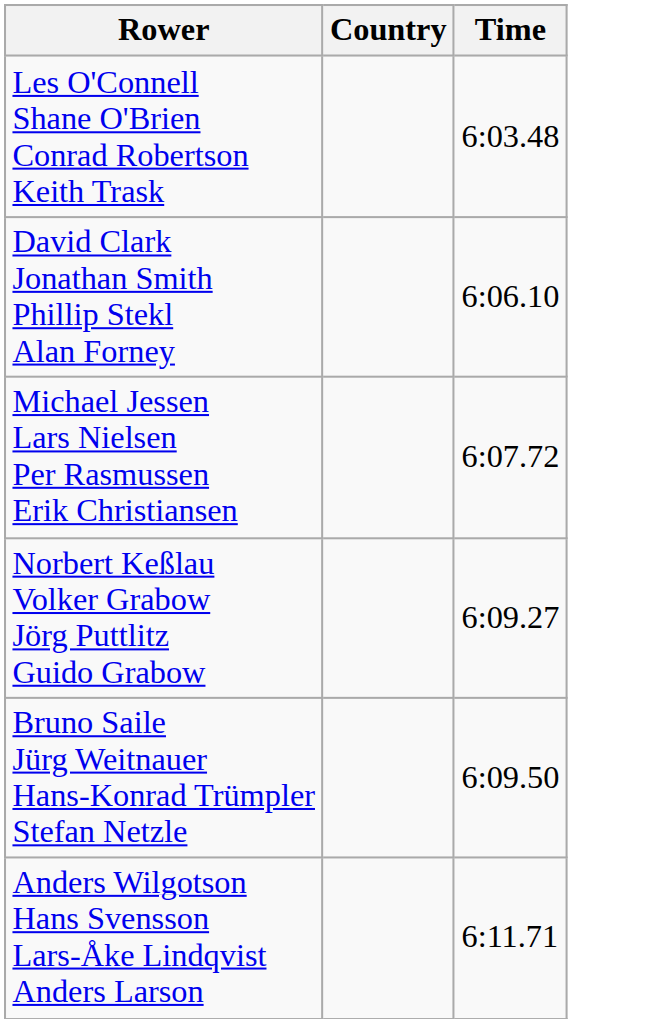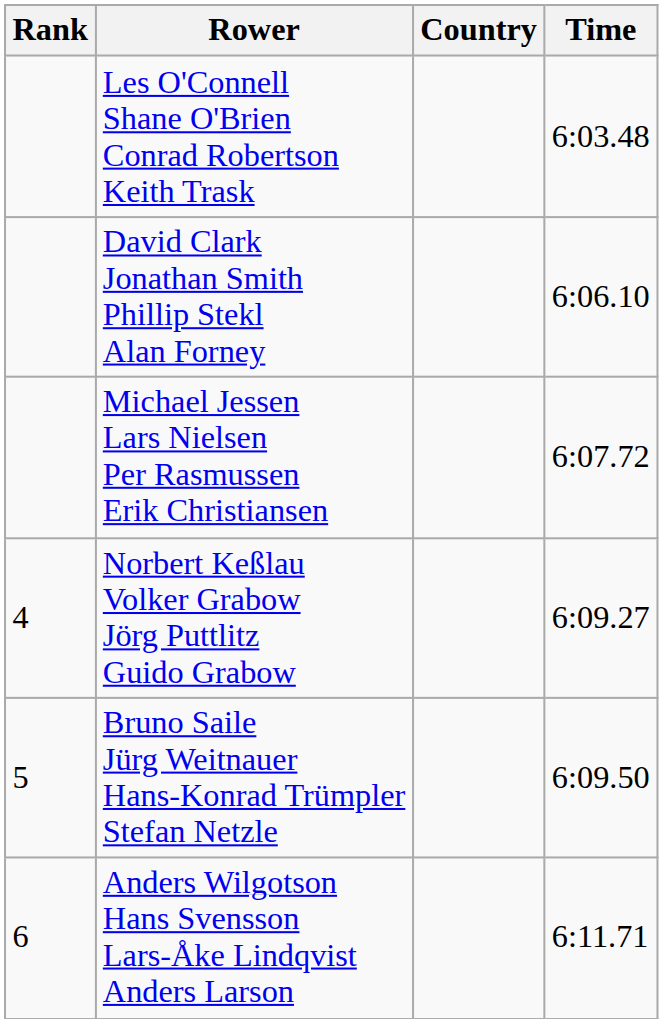+ column: (50, 30)
